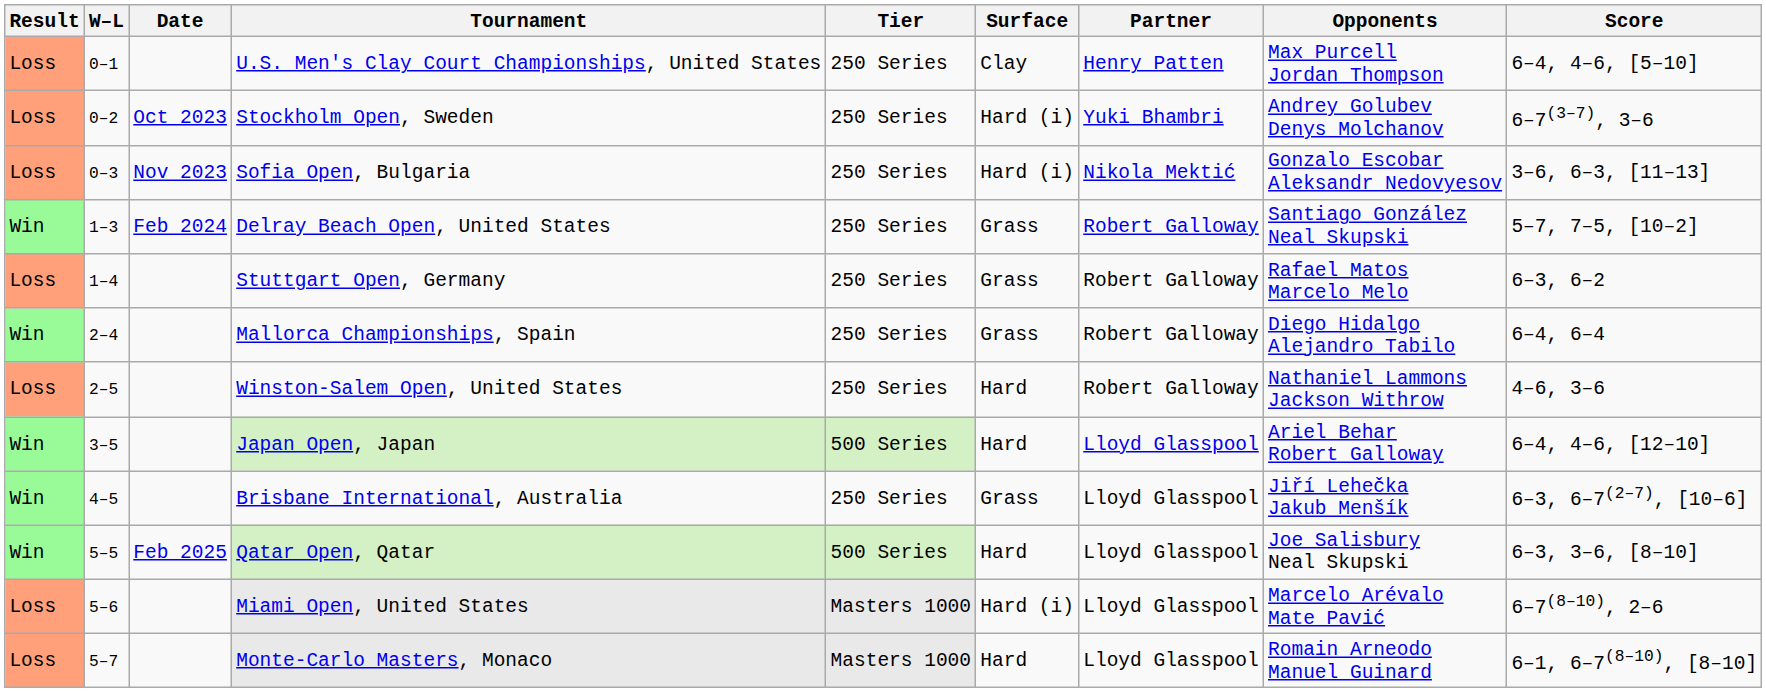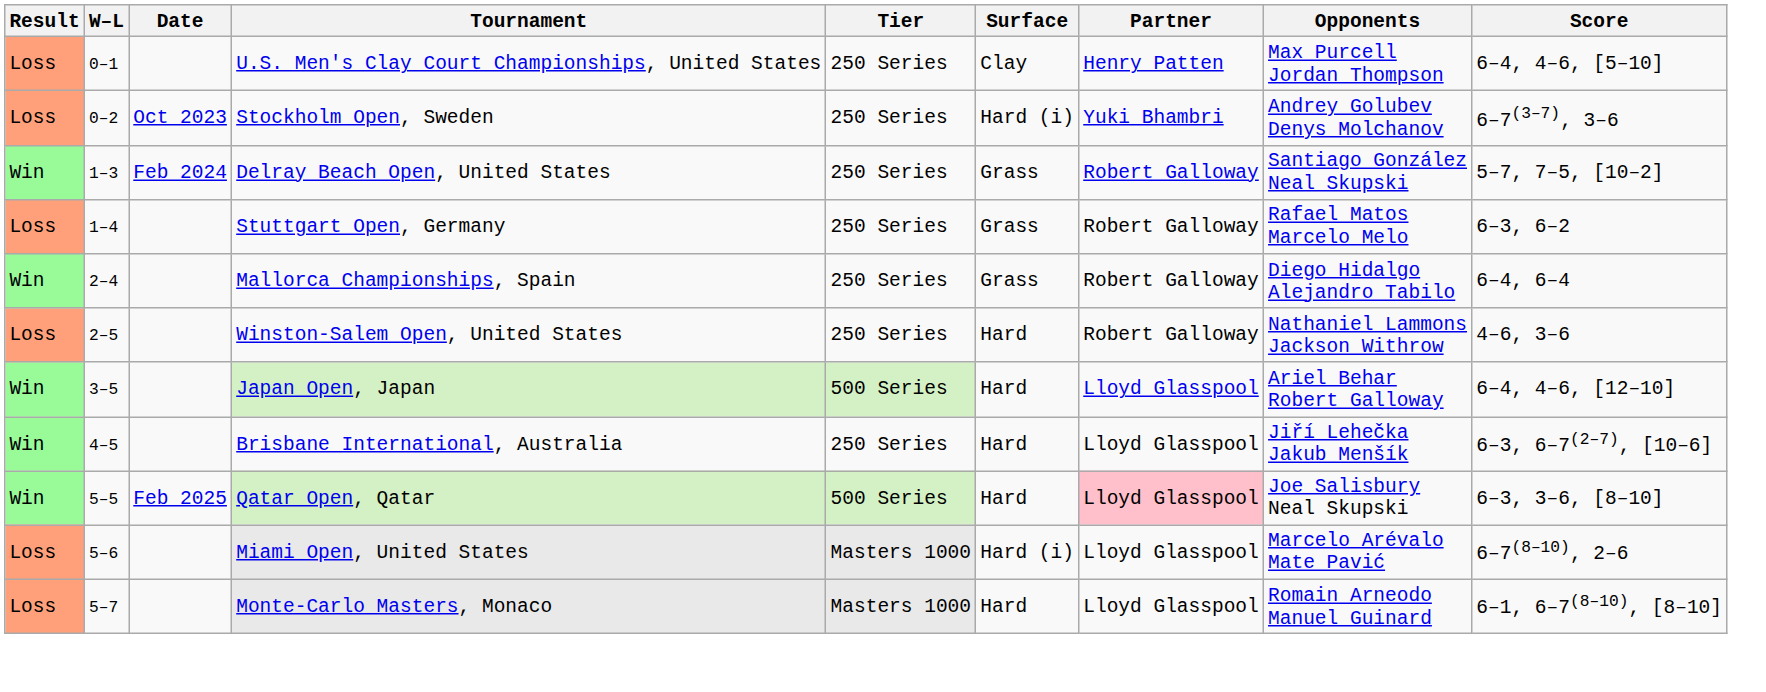- row: (353, 172)
(1010, 498) Grass -> (1004, 444) Hard
(1171, 552) no background -> (1171, 498) pink background
